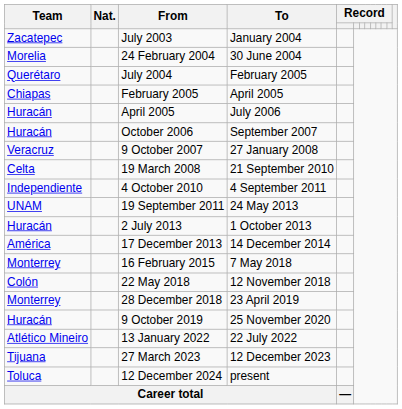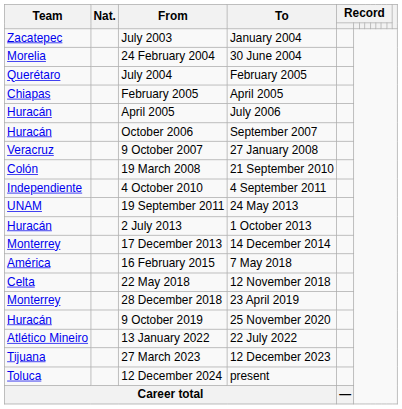(21, 169) Celta -> (23, 169) Colón
(29, 244) América -> (34, 244) Monterrey
(34, 263) Monterrey -> (29, 263) América
(23, 282) Colón -> (21, 282) Celta
